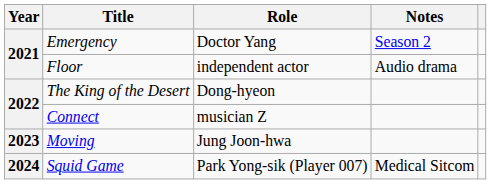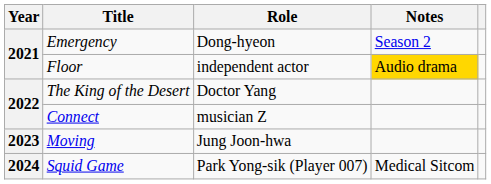(236, 41) Doctor Yang -> (236, 41) Dong-hyeon
(416, 66) no background -> (416, 66) gold background
(236, 91) Dong-hyeon -> (236, 91) Doctor Yang
